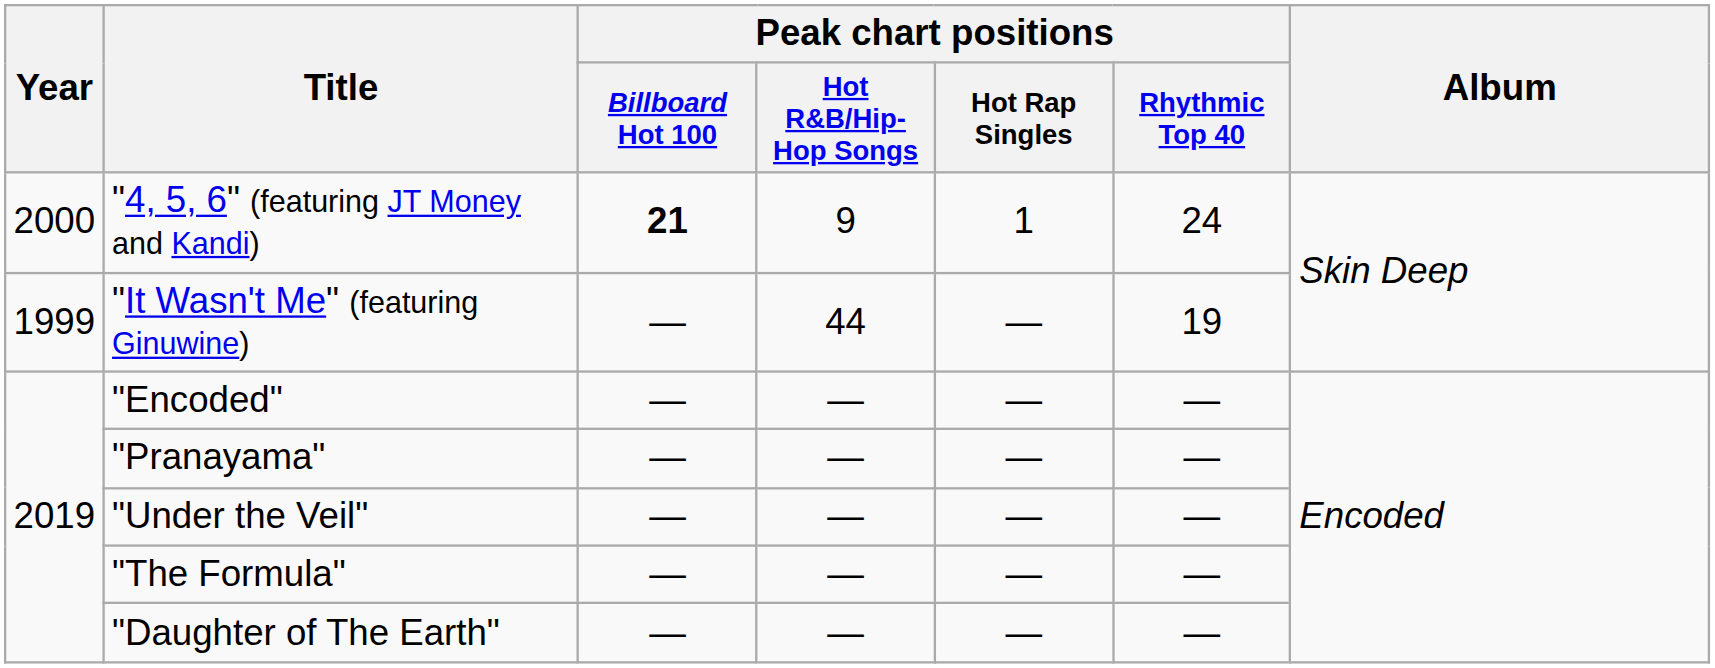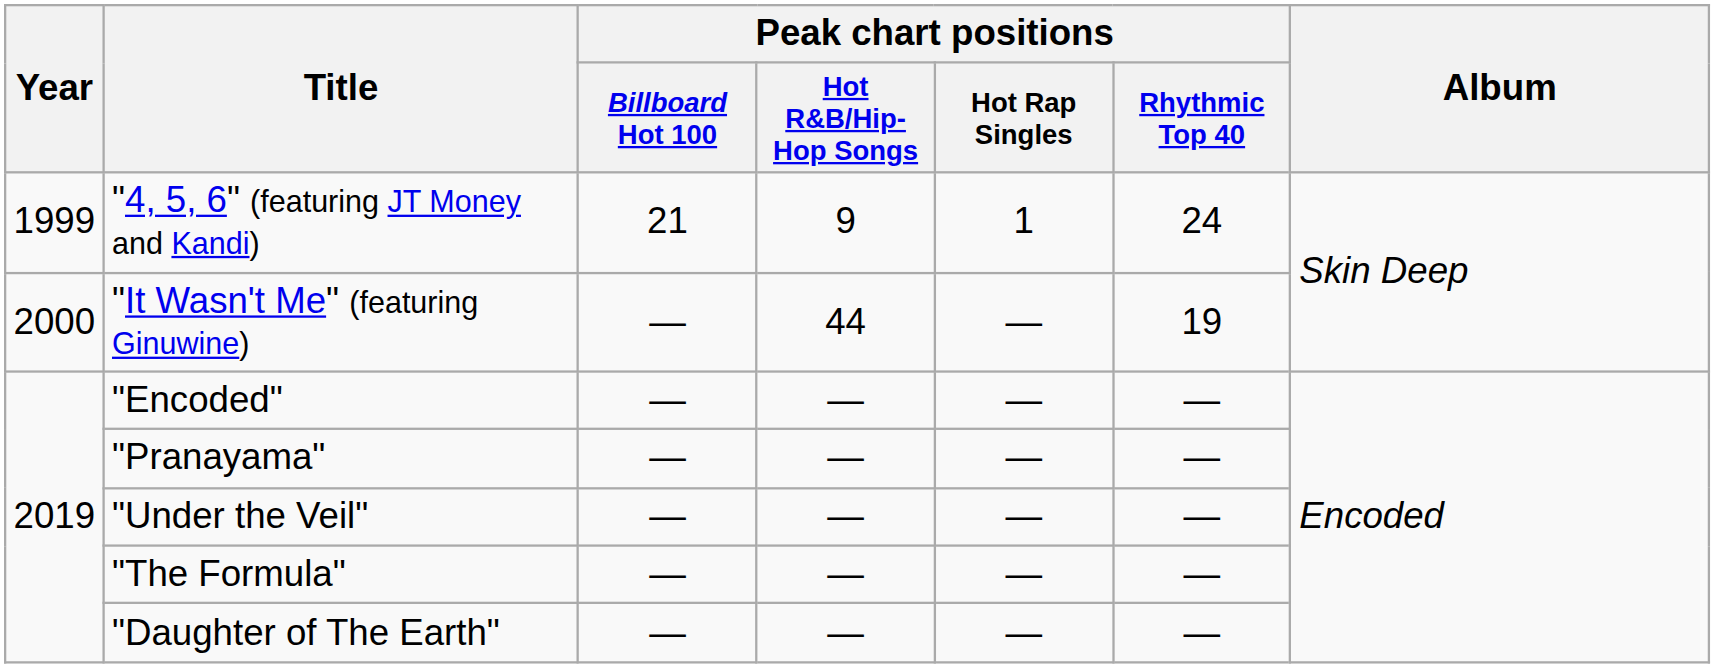(54, 221) 2000 -> (54, 221) 1999
(667, 221) bold -> (667, 221) normal
(54, 321) 1999 -> (54, 321) 2000
